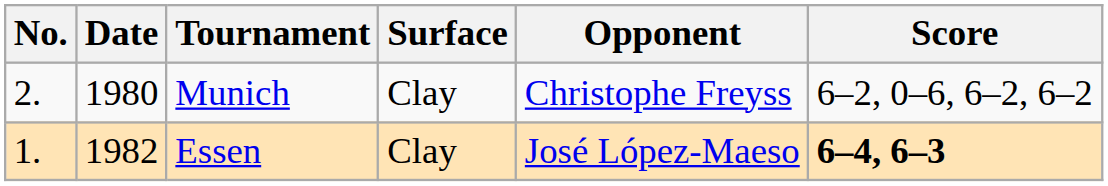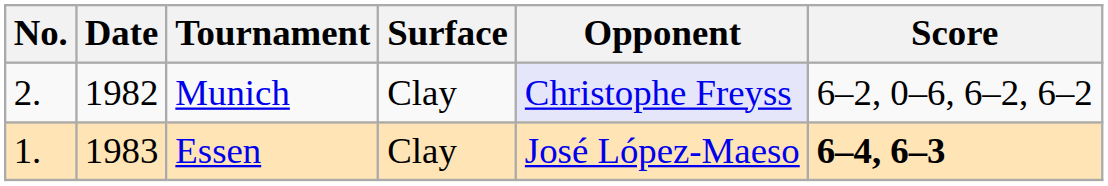(122, 92) 1980 -> (122, 92) 1982
(658, 92) no background -> (658, 92) lavender background
(122, 150) 1982 -> (122, 150) 1983
